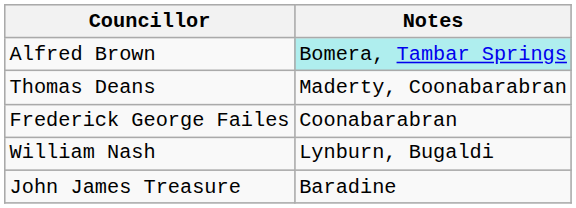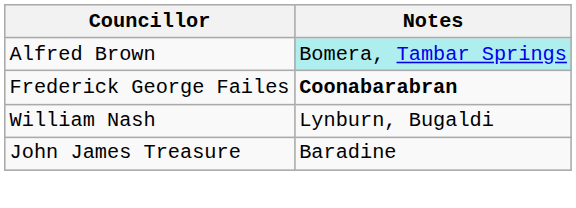- row: (83, 87)
(378, 120) normal -> (378, 87) bold
